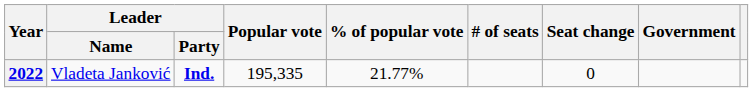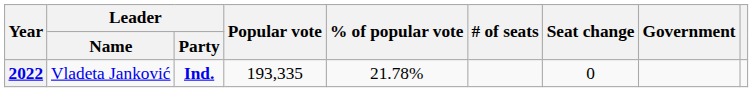(275, 73) 195,335 -> (275, 73) 193,335
(397, 73) 21.77% -> (397, 73) 21.78%
